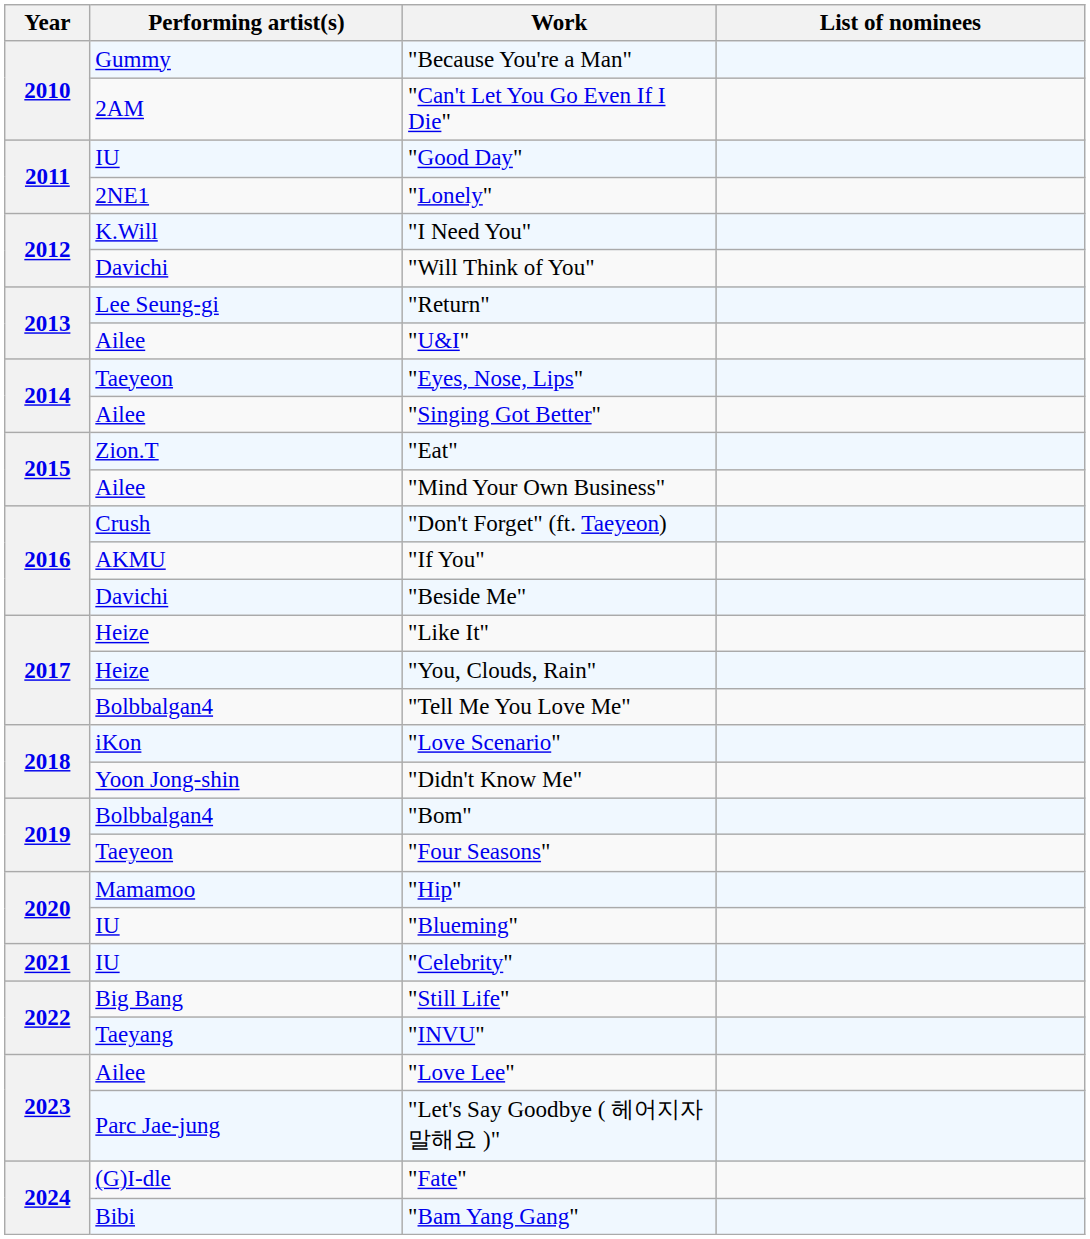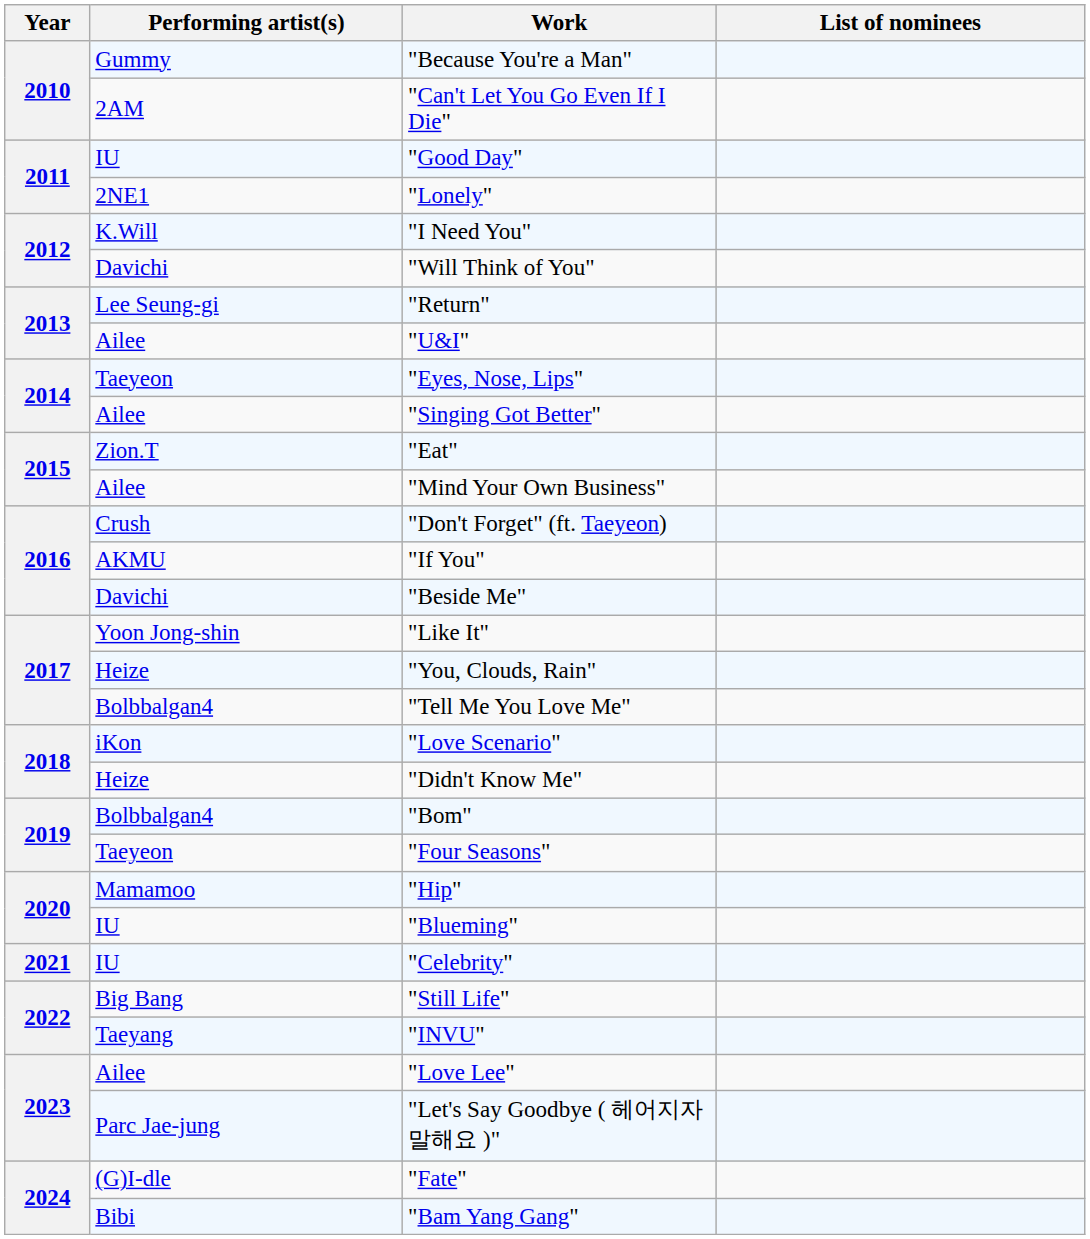(122, 633) Heize -> (167, 633) Yoon Jong-shin
(167, 779) Yoon Jong-shin -> (122, 779) Heize
